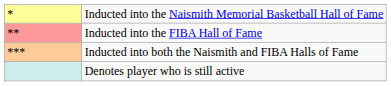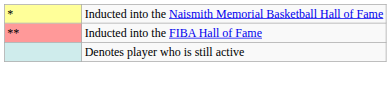- row: (221, 52)
